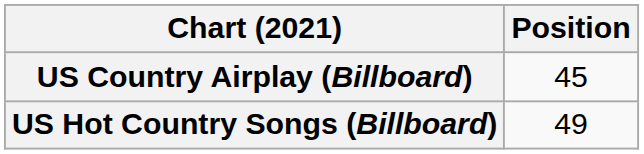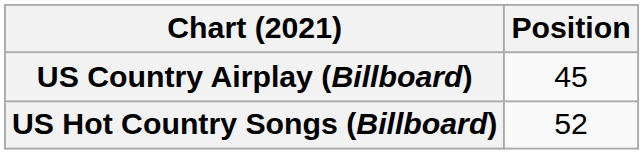(571, 124) 49 -> (571, 124) 52
